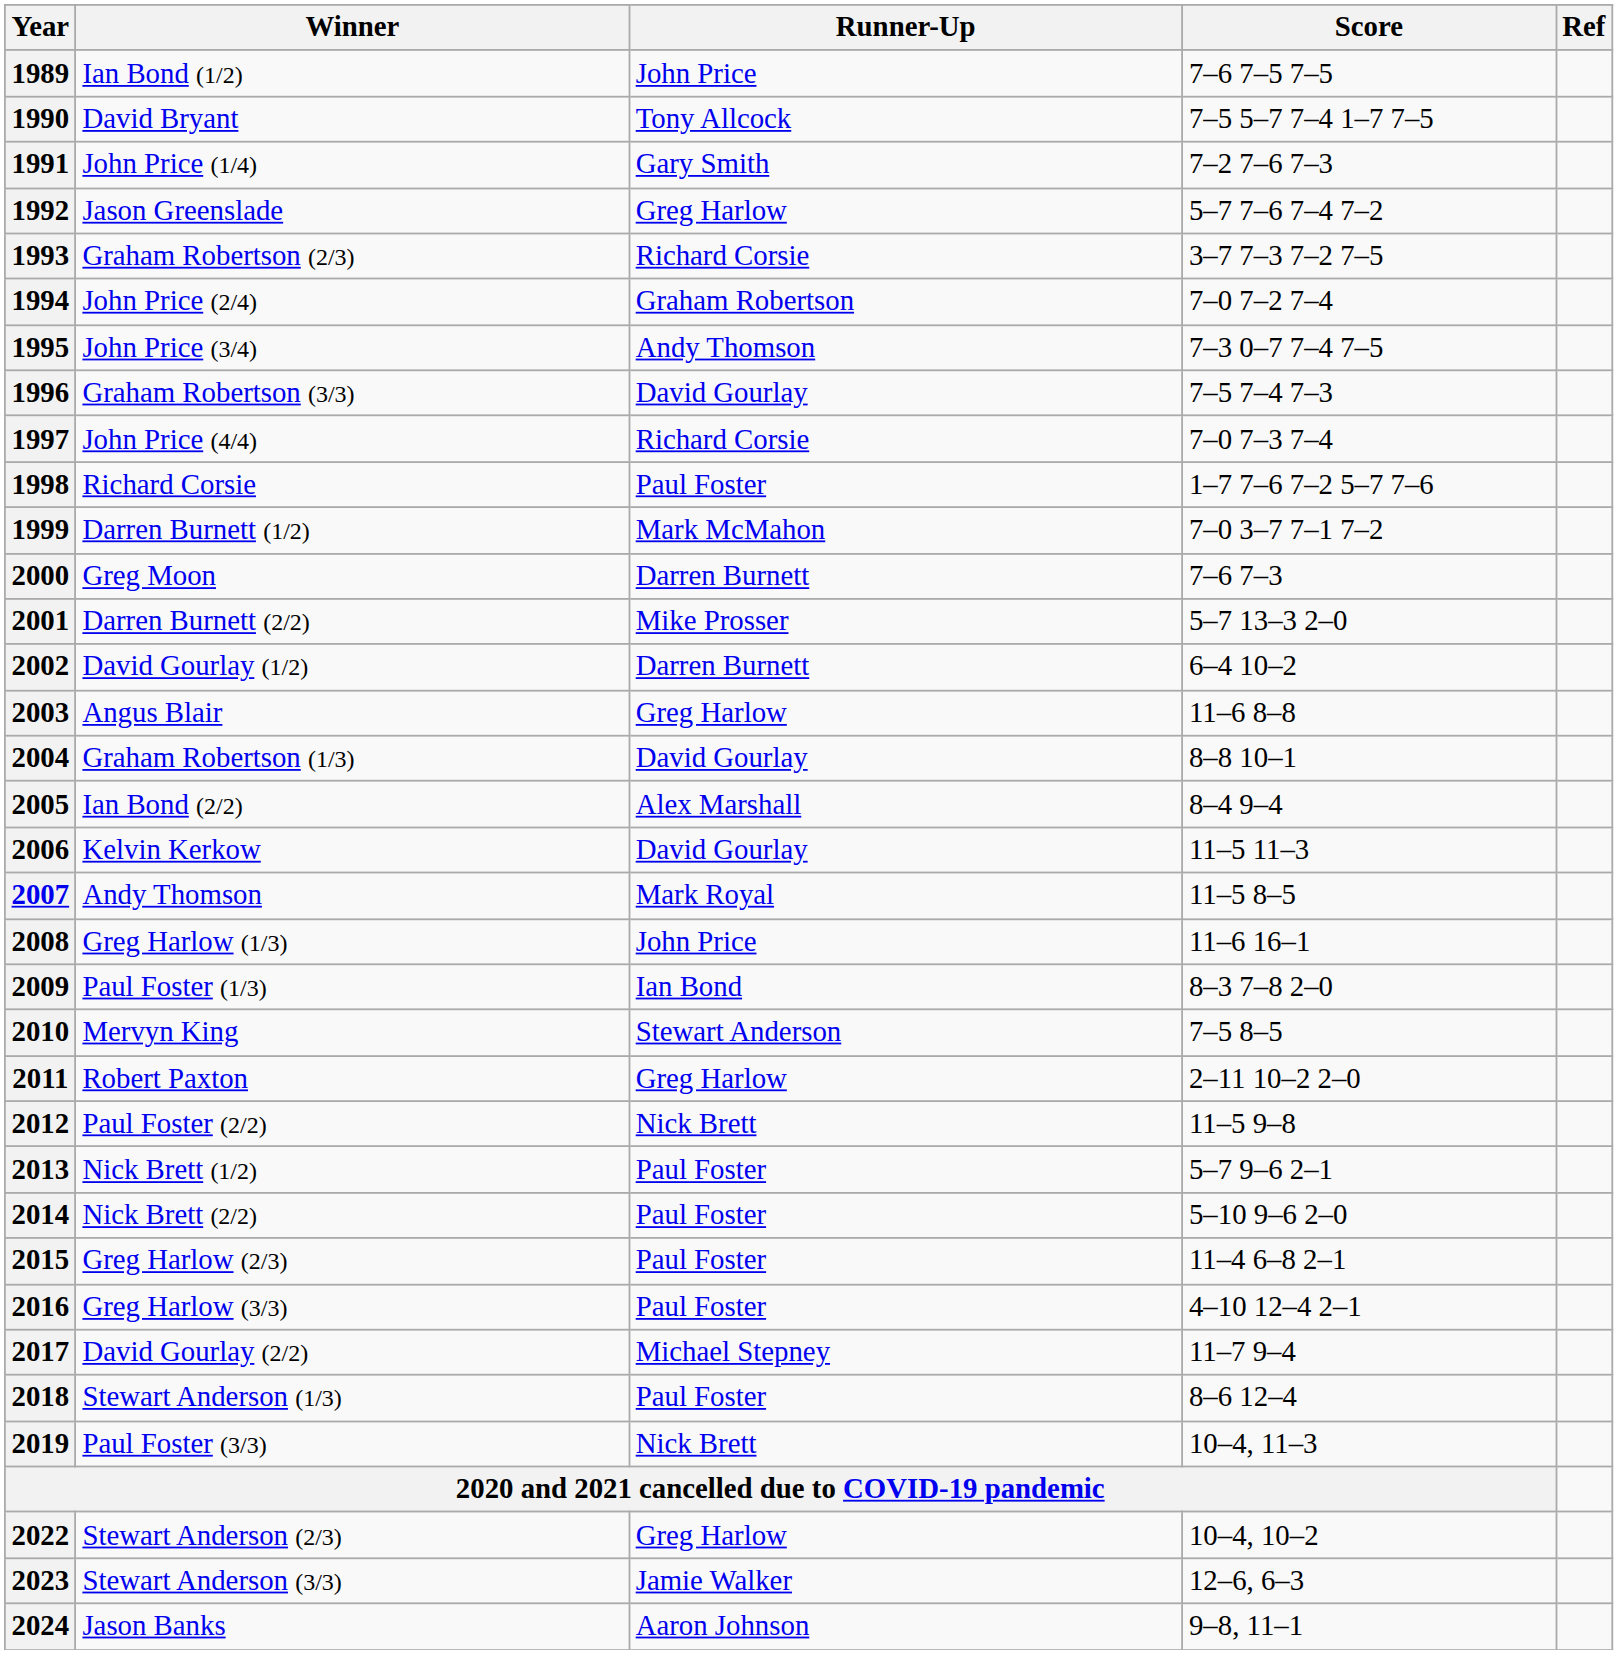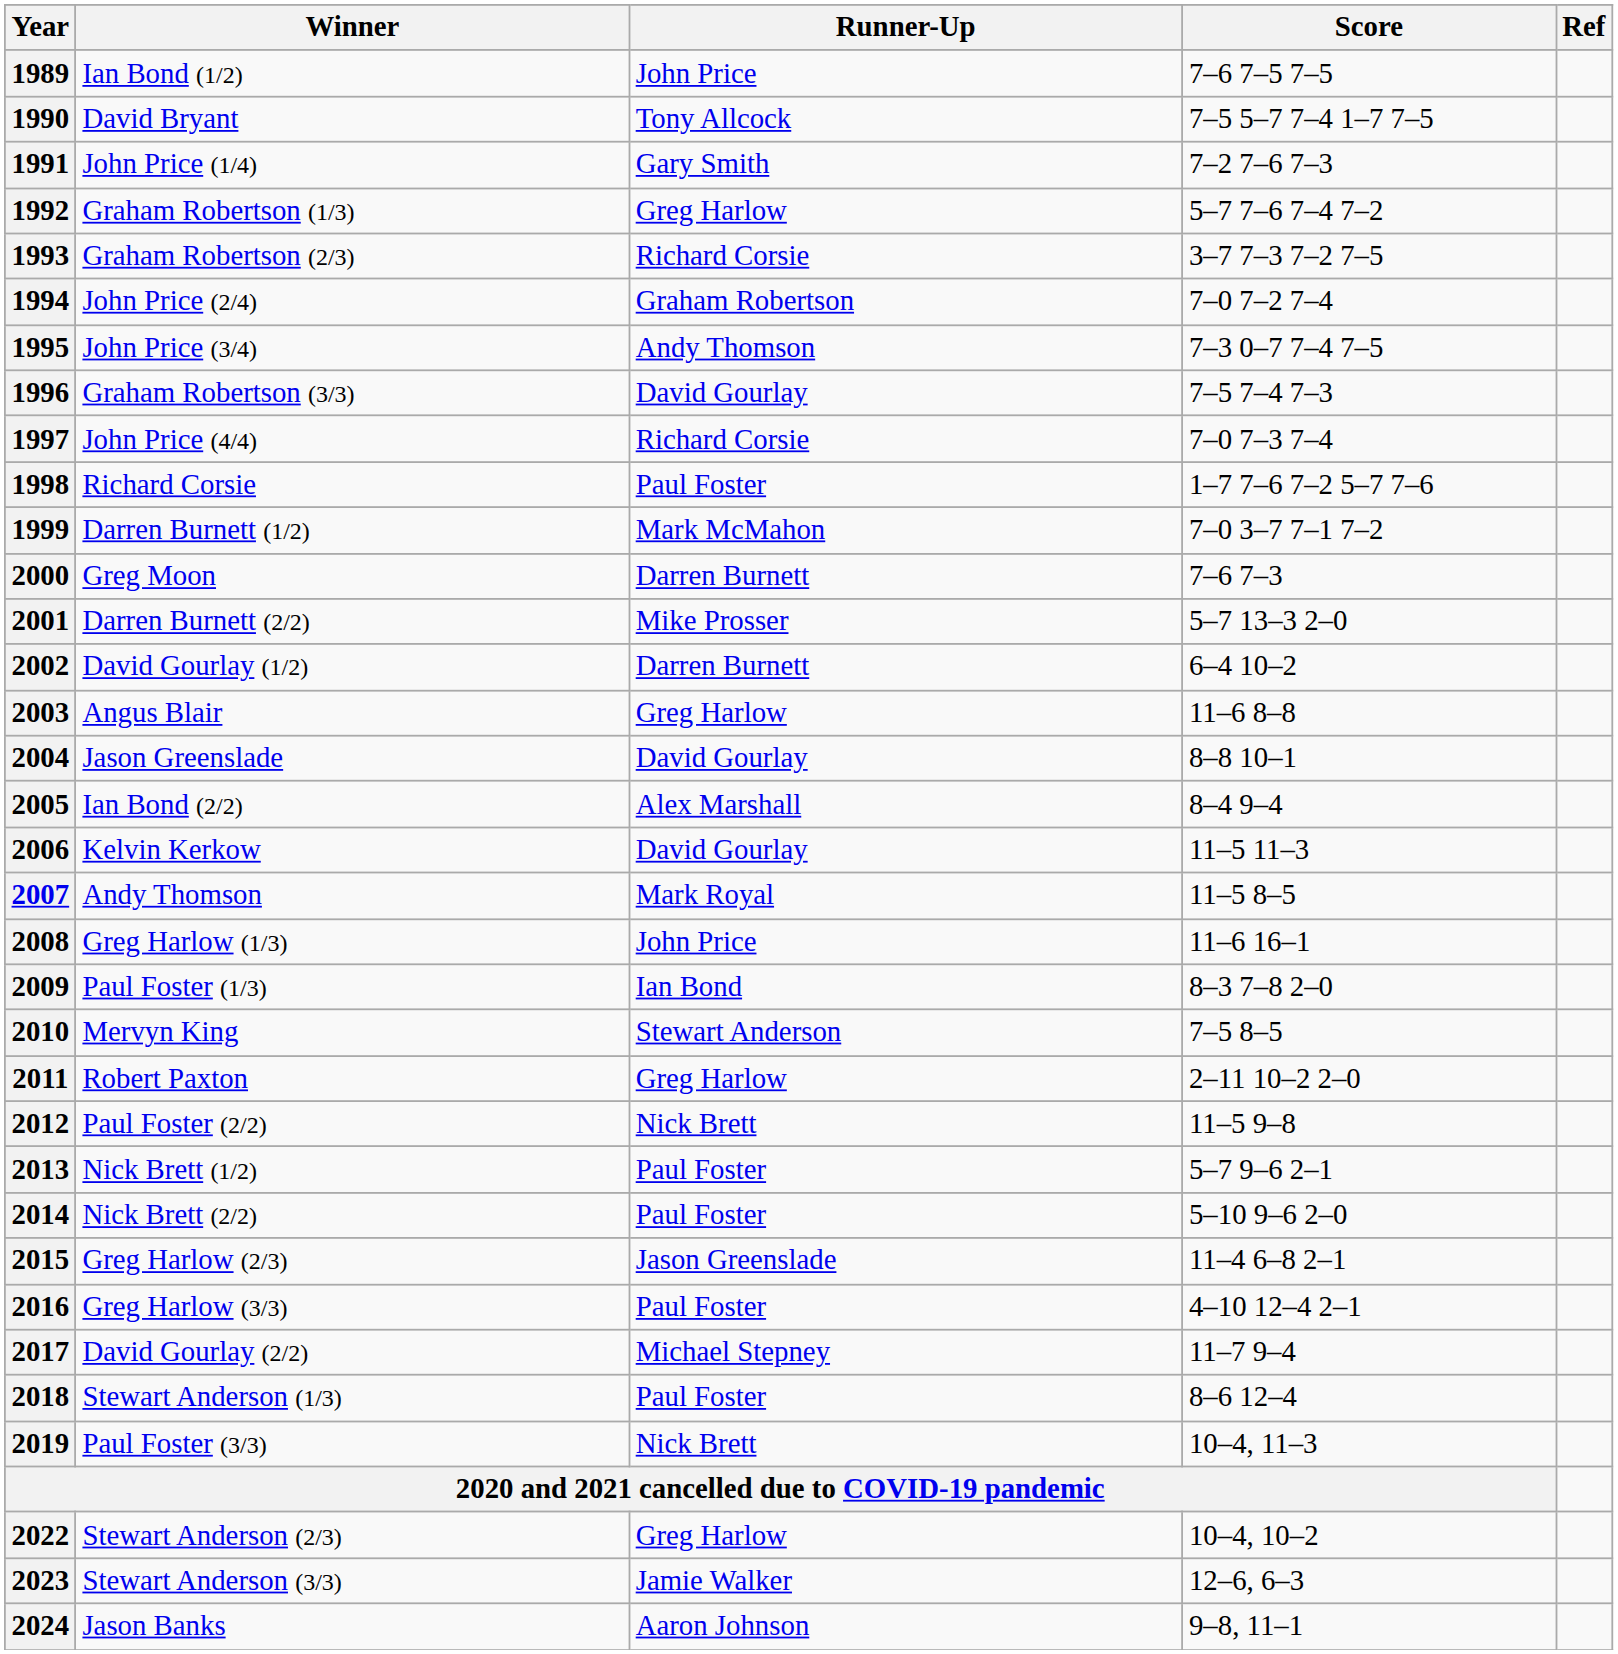(183, 210) Jason Greenslade -> (219, 210) Graham Robertson (1/3)
(219, 758) Graham Robertson (1/3) -> (183, 758) Jason Greenslade
(701, 1260) Paul Foster -> (736, 1260) Jason Greenslade
